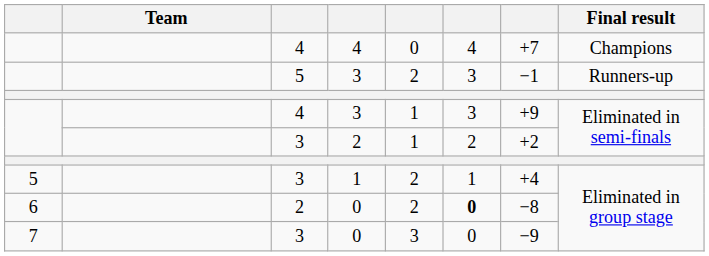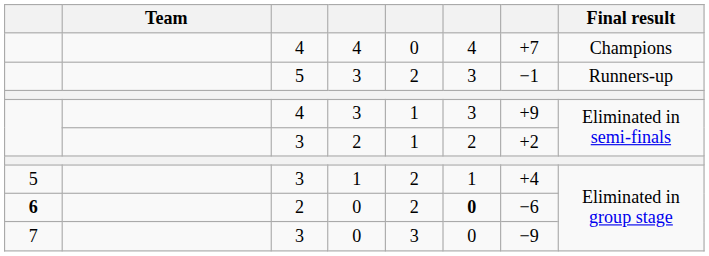(33, 207) normal -> (33, 207) bold
(529, 207) −8 -> (529, 207) −6
